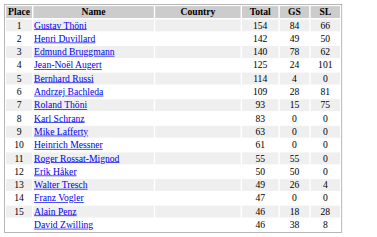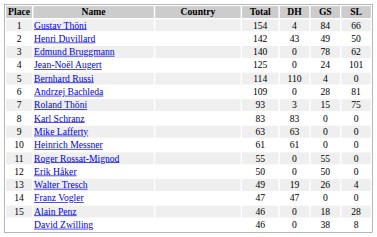+ column: (294, 12)
